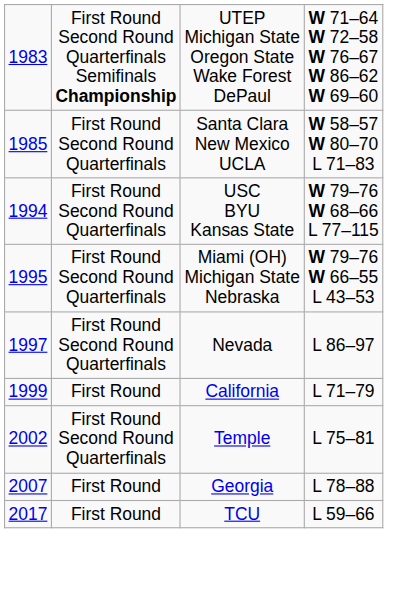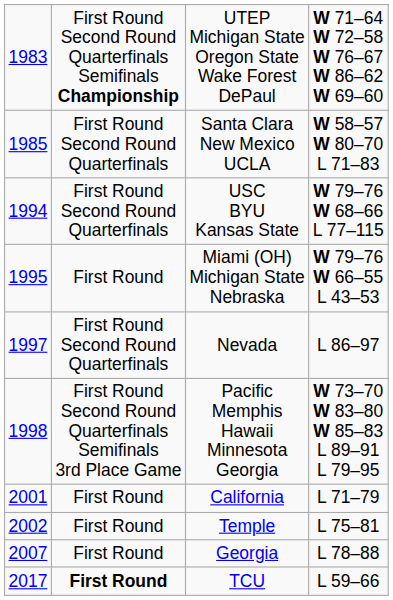(116, 277) First Round Second Round Quarterfinals -> (118, 277) First Round
+ row: (247, 431)
(28, 392) 1999 -> (28, 498) 2001
(116, 439) First Round Second Round Quarterfinals -> (118, 525) First Round
(116, 514) normal -> (118, 581) bold
